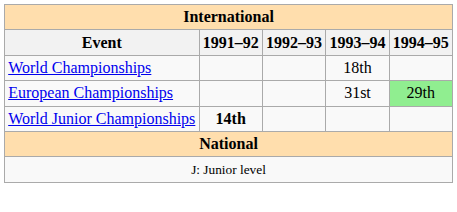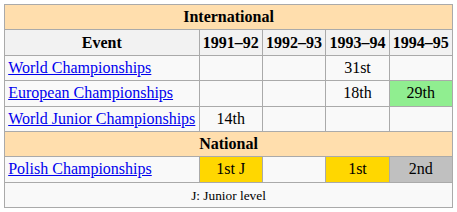(357, 67) 18th -> (357, 67) 31st
(357, 93) 31st -> (357, 93) 18th
(231, 118) bold -> (231, 118) normal
+ row: (80, 169)
